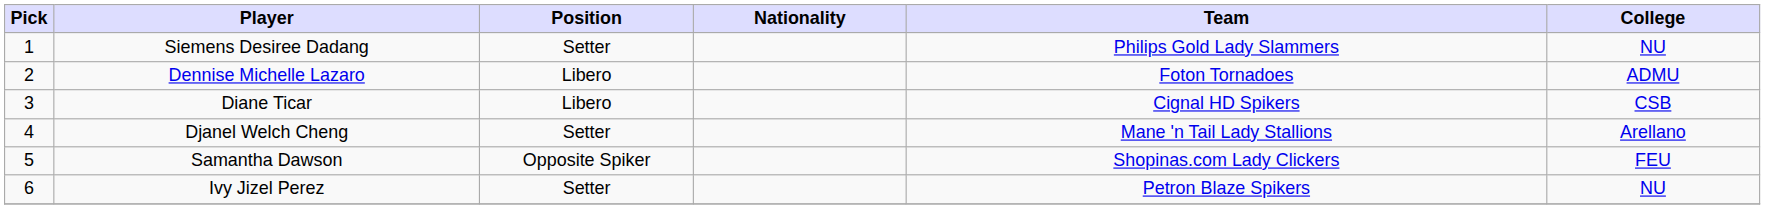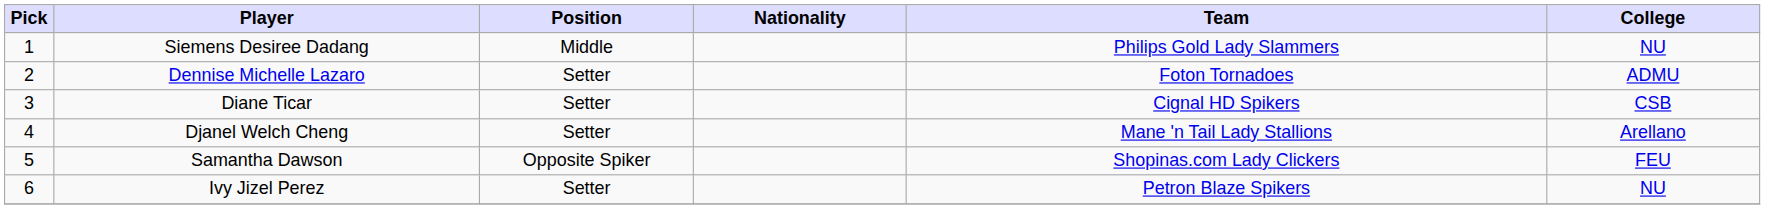(587, 47) Setter -> (587, 47) Middle
(587, 75) Libero -> (587, 75) Setter
(587, 103) Libero -> (587, 103) Setter
